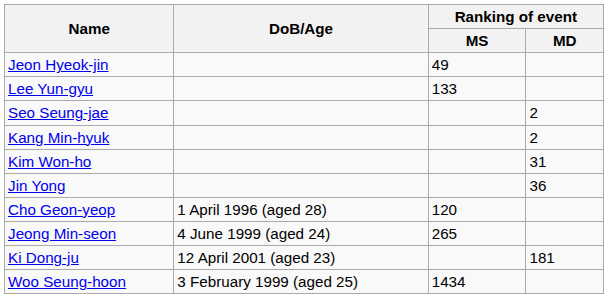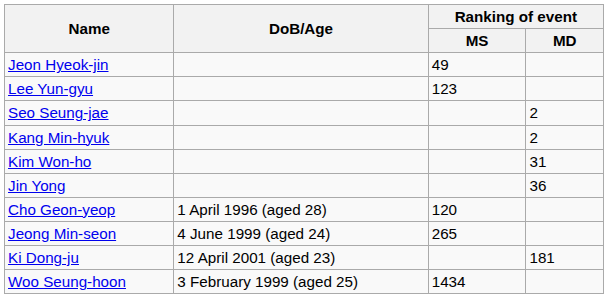(444, 89) 133 -> (444, 89) 123
